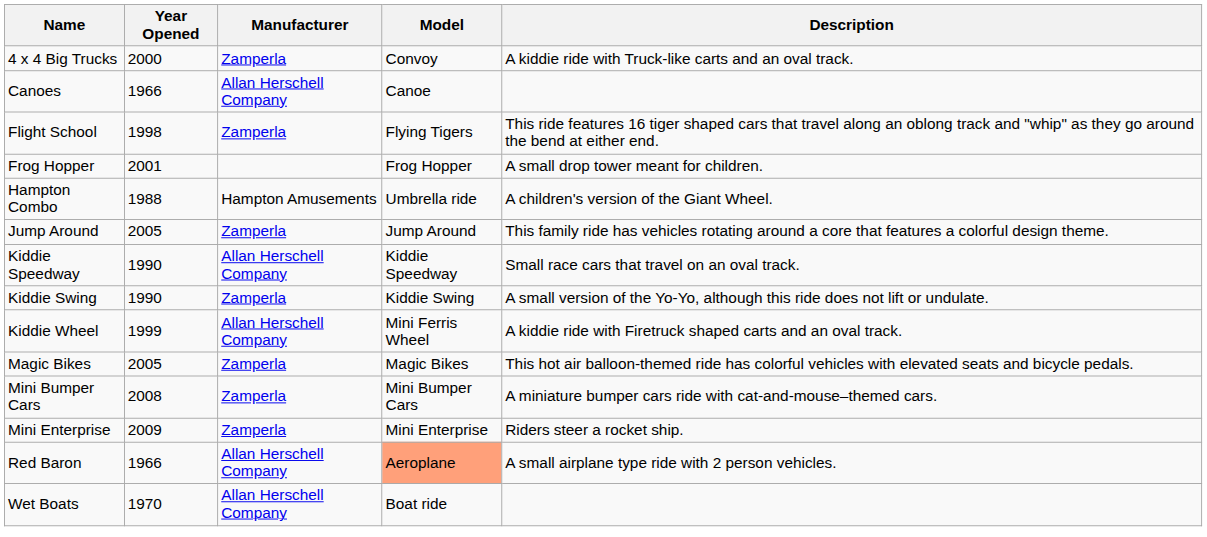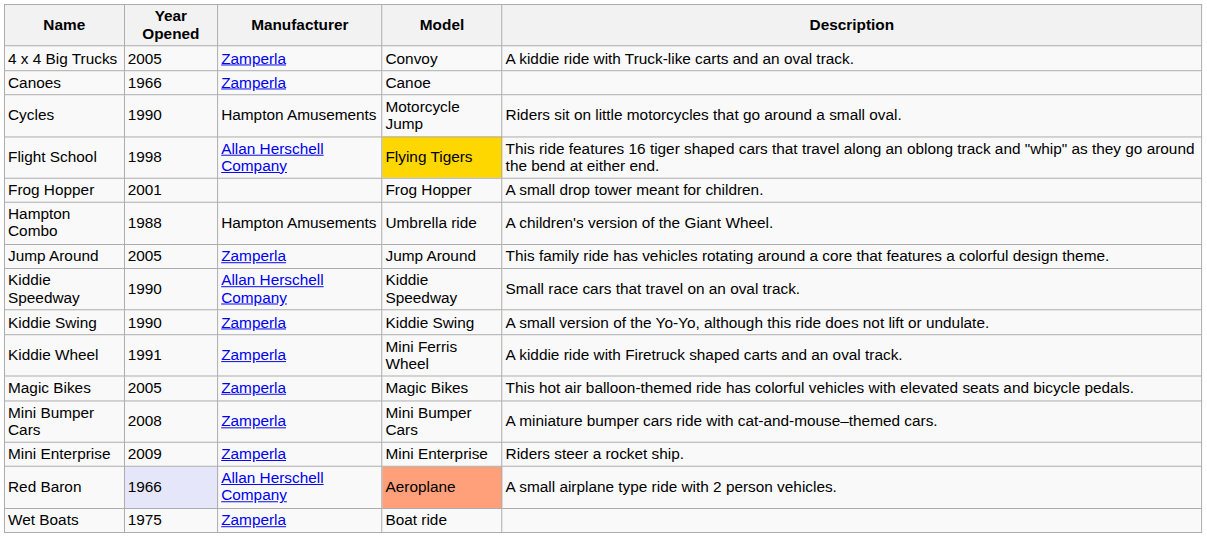(145, 58) 2000 -> (145, 58) 2005
(272, 91) Allan Herschell Company -> (254, 82) Zamperla
+ row: (31, 115)
(254, 132) Zamperla -> (272, 157) Allan Herschell Company
(429, 132) no background -> (429, 157) gold background
(145, 330) 1999 -> (145, 355) 1991
(272, 330) Allan Herschell Company -> (254, 355) Zamperla
(145, 462) no background -> (145, 487) lavender background
(145, 504) 1970 -> (145, 520) 1975
(272, 504) Allan Herschell Company -> (254, 520) Zamperla
